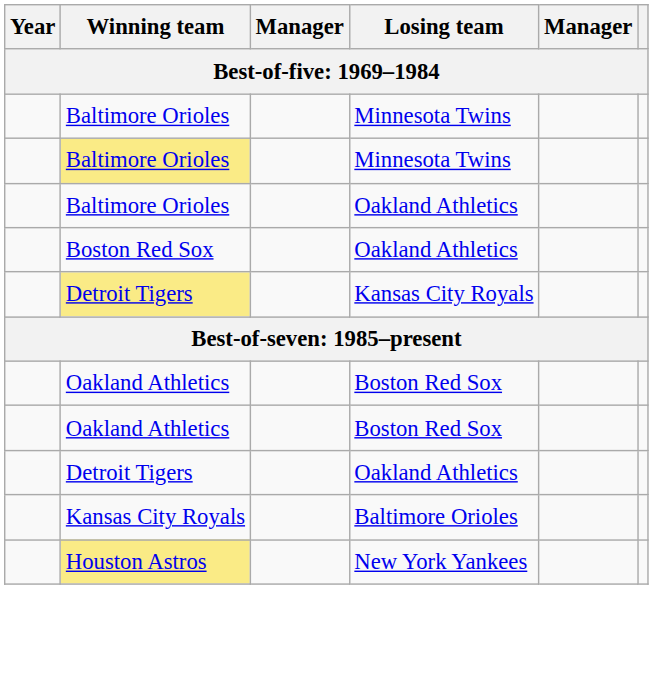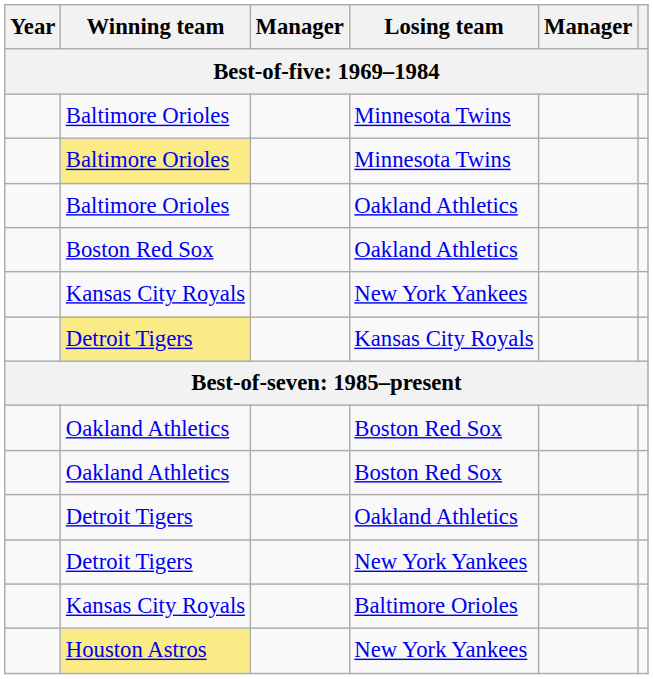+ row: (155, 294)
+ row: (129, 561)
